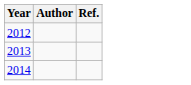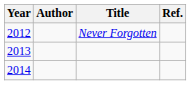+ column: (118, 13)
